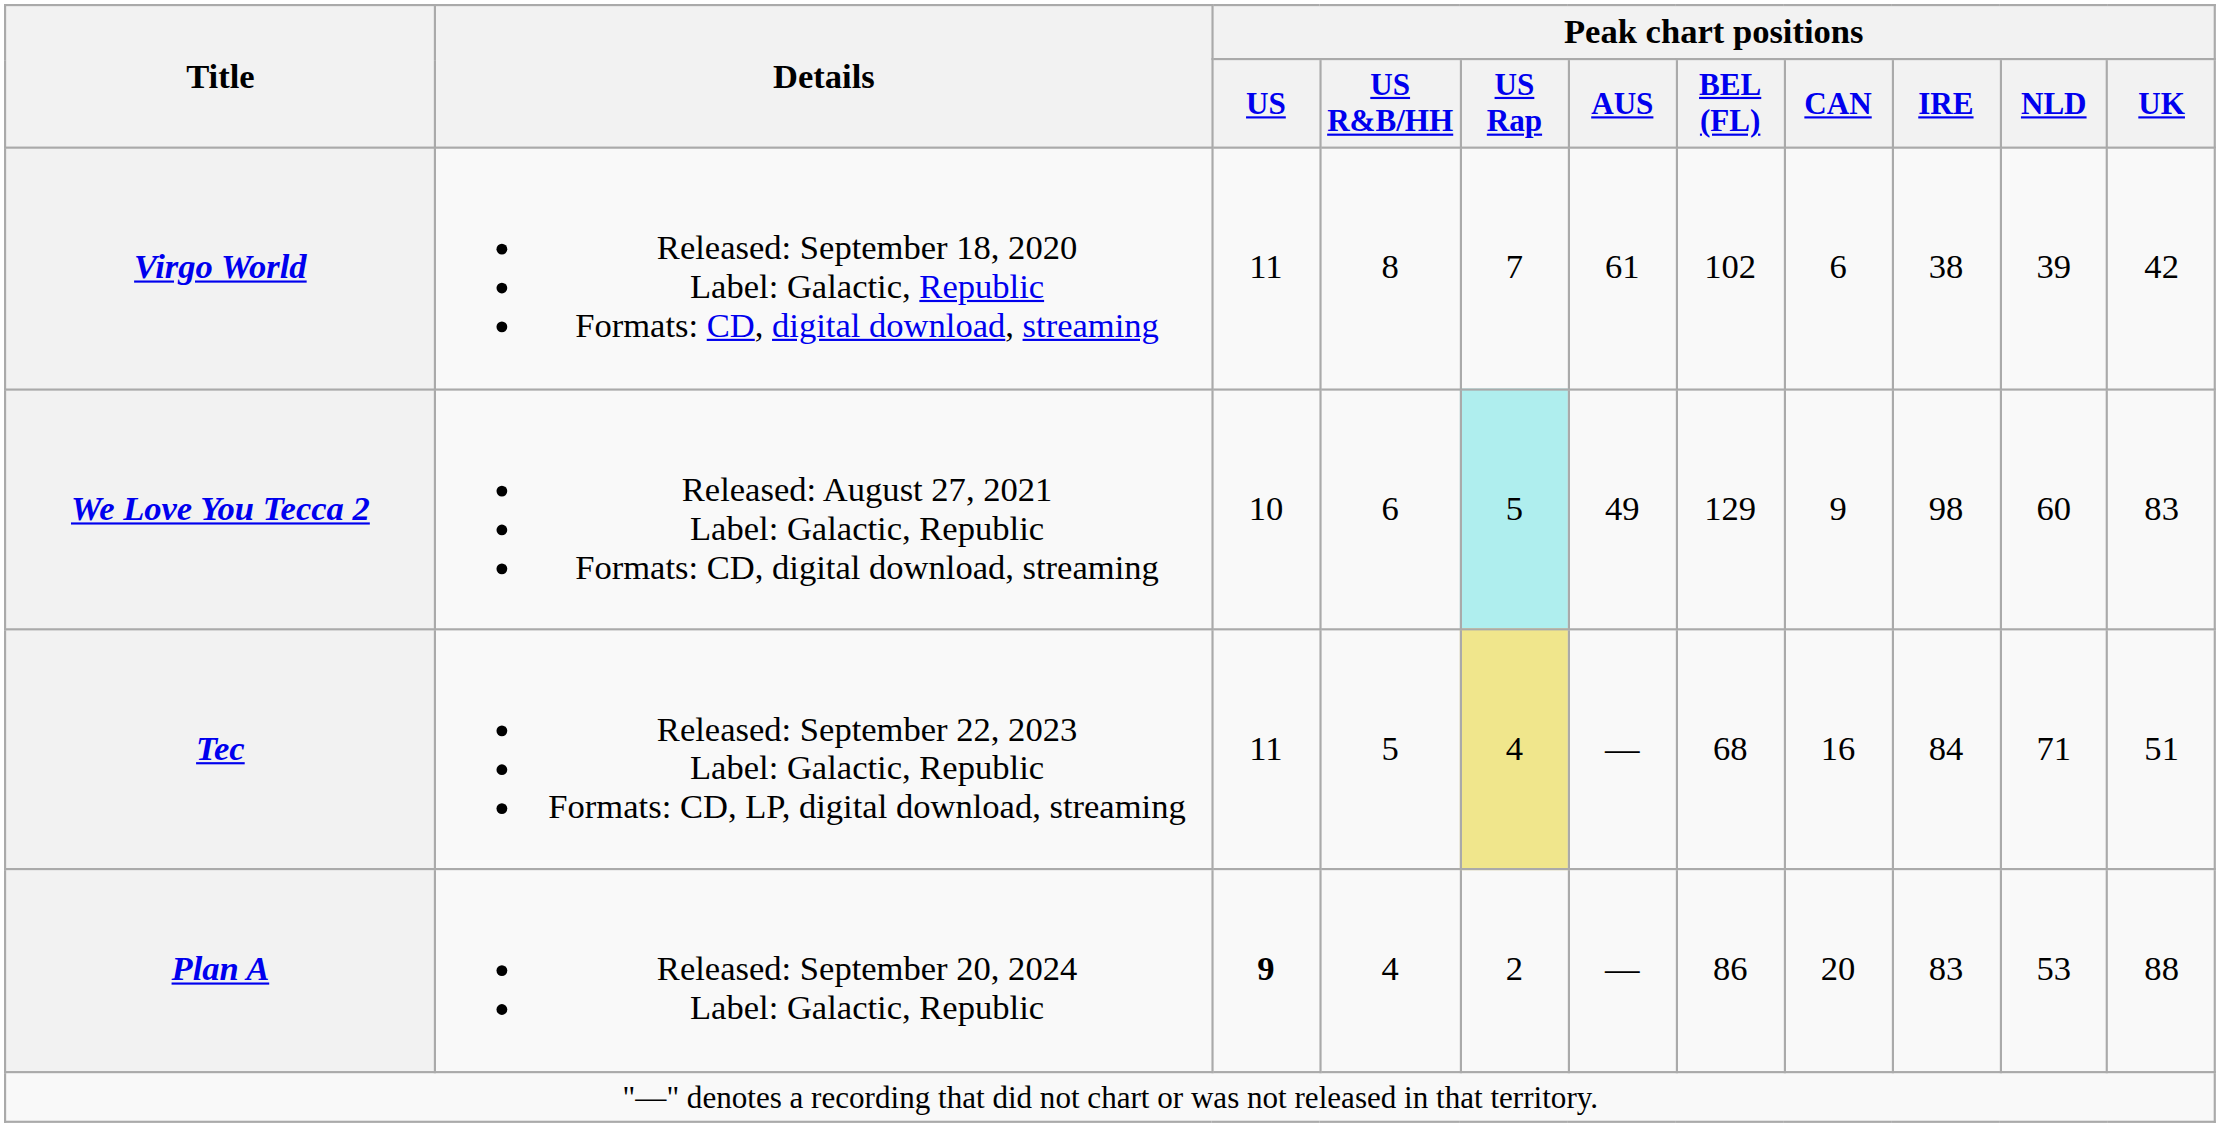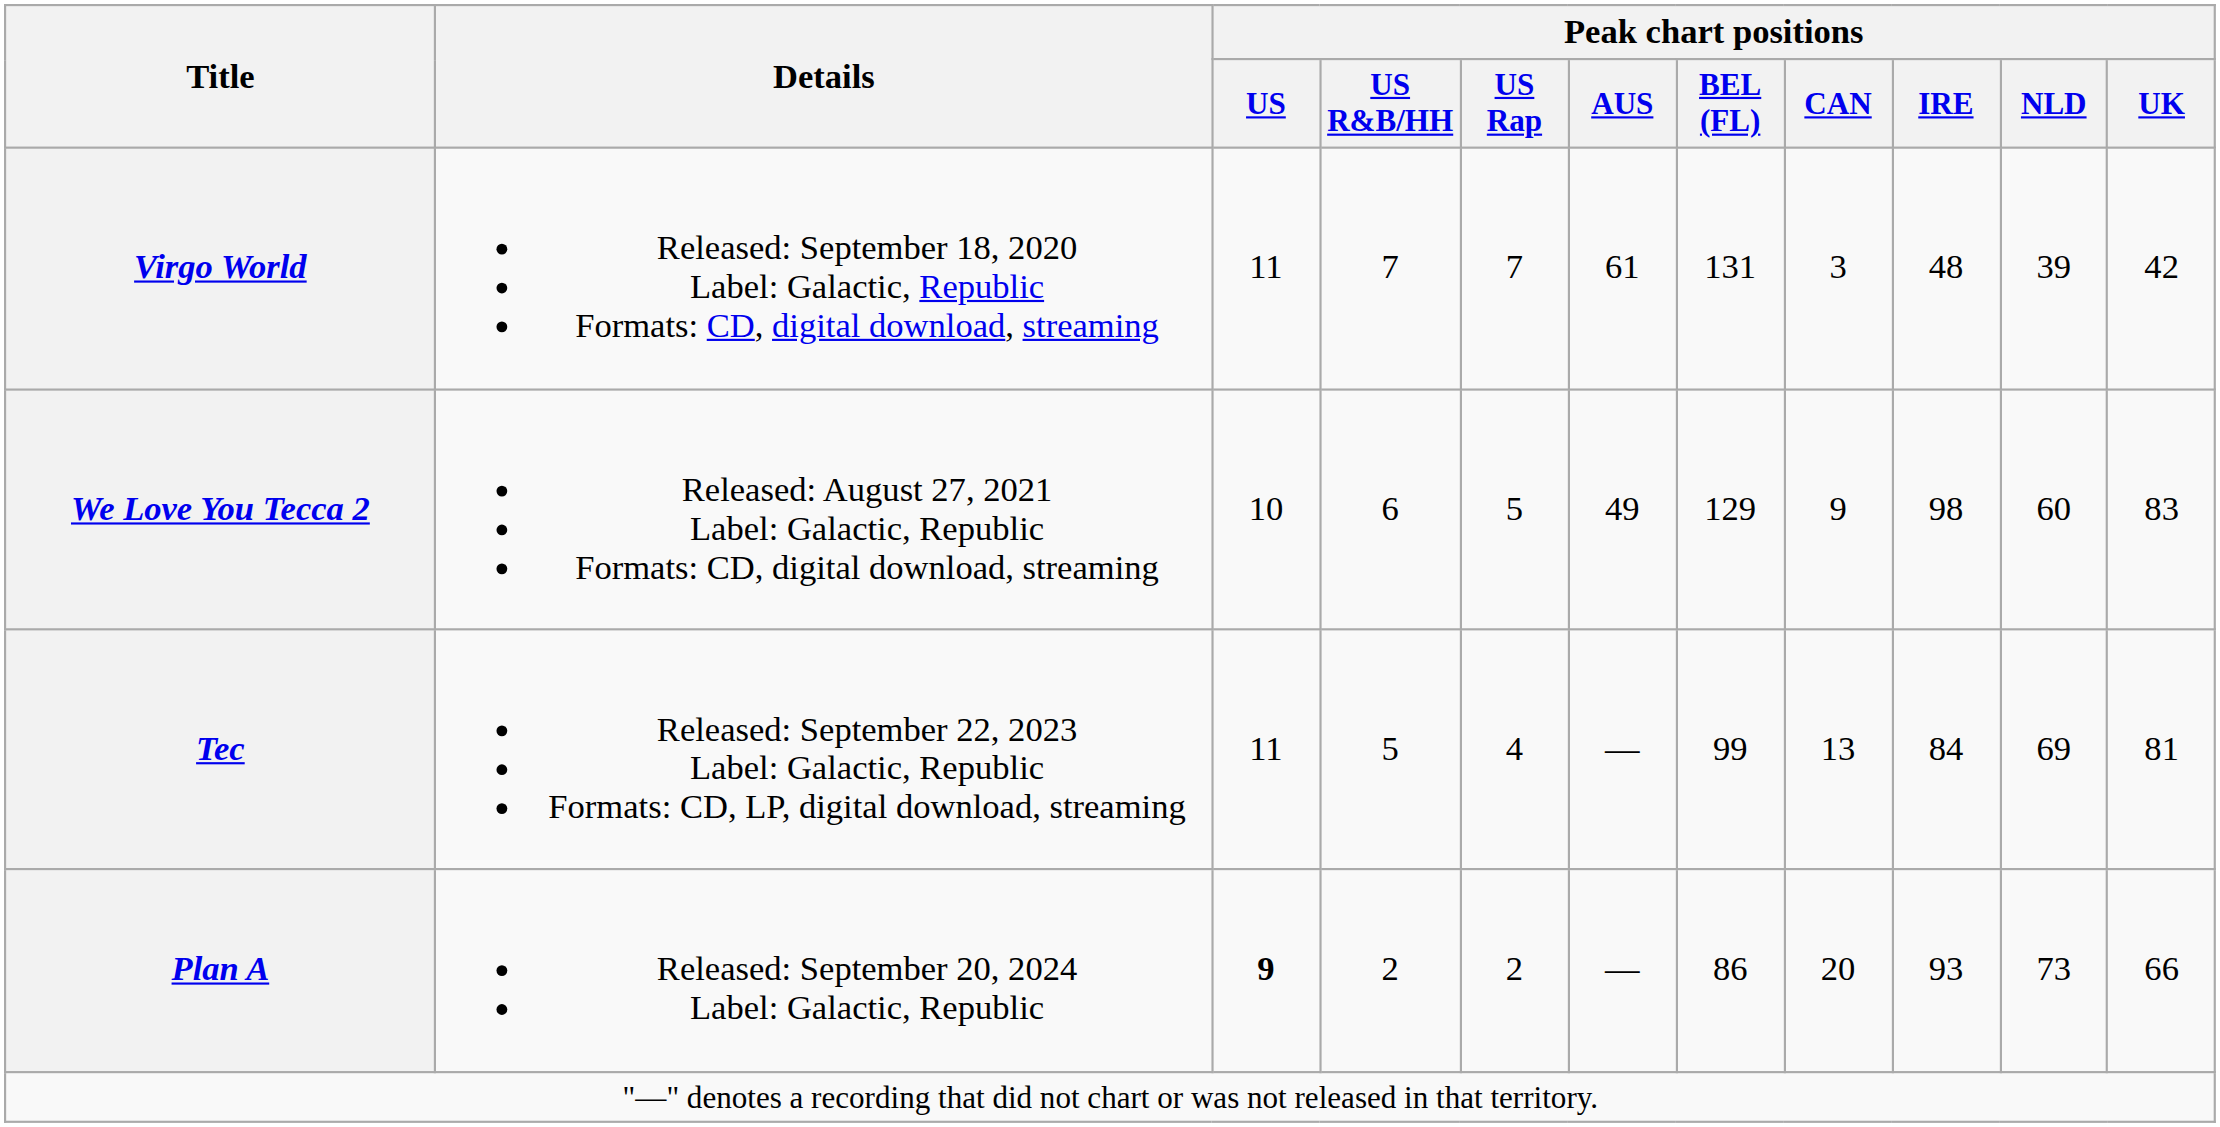(1390, 267) 8 -> (1390, 267) 7
(1730, 267) 102 -> (1730, 267) 131
(1838, 267) 6 -> (1838, 267) 3
(1946, 267) 38 -> (1946, 267) 48
(1514, 508) paleturquoise background -> (1514, 508) no background
(1514, 748) khaki background -> (1514, 748) no background
(1730, 748) 68 -> (1730, 748) 99
(1838, 748) 16 -> (1838, 748) 13
(2054, 748) 71 -> (2054, 748) 69
(2162, 748) 51 -> (2162, 748) 81
(1390, 969) 4 -> (1390, 969) 2
(1946, 969) 83 -> (1946, 969) 93
(2054, 969) 53 -> (2054, 969) 73
(2162, 969) 88 -> (2162, 969) 66
